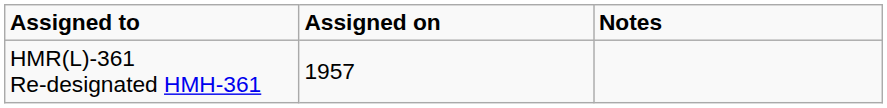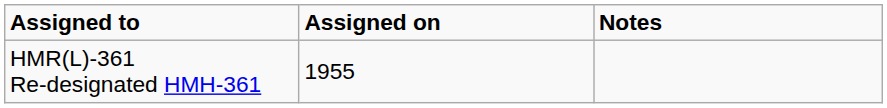(330, 71) 1957 -> (330, 71) 1955
